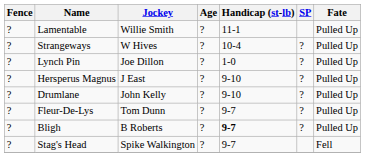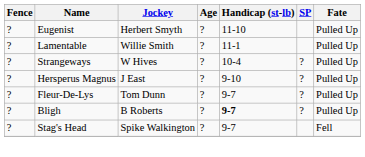+ row: (56, 29)
- row: (59, 62)
- row: (58, 95)
